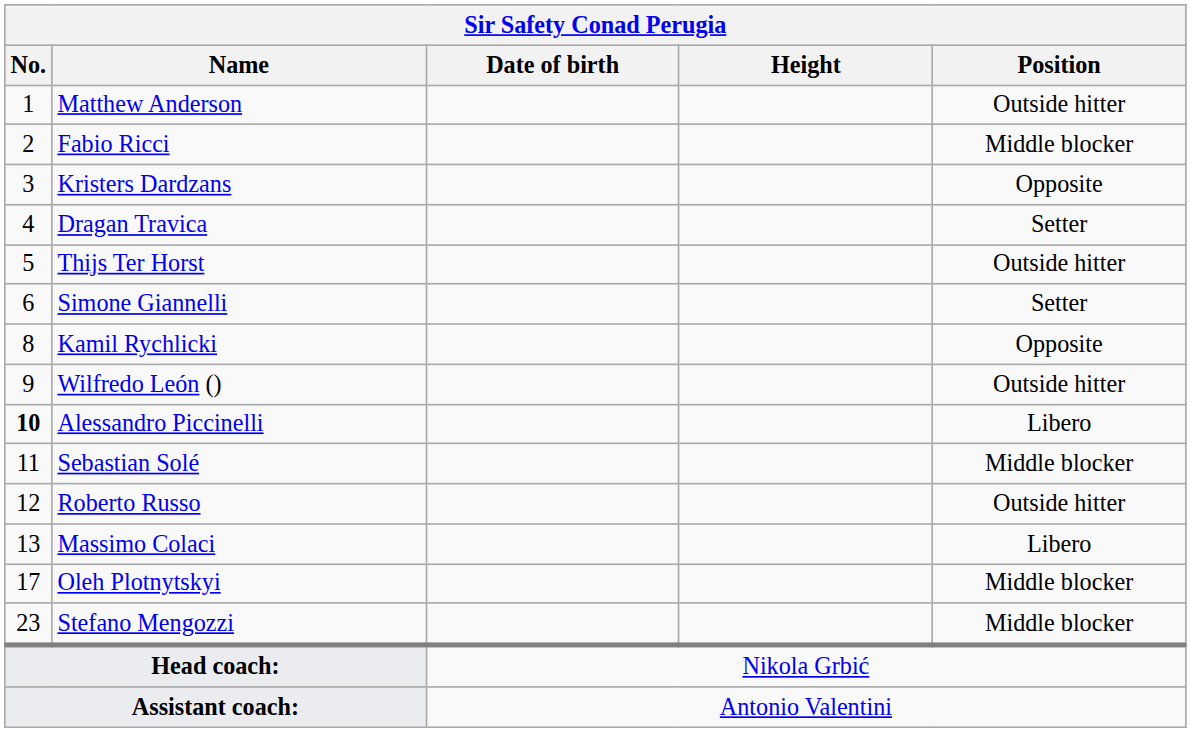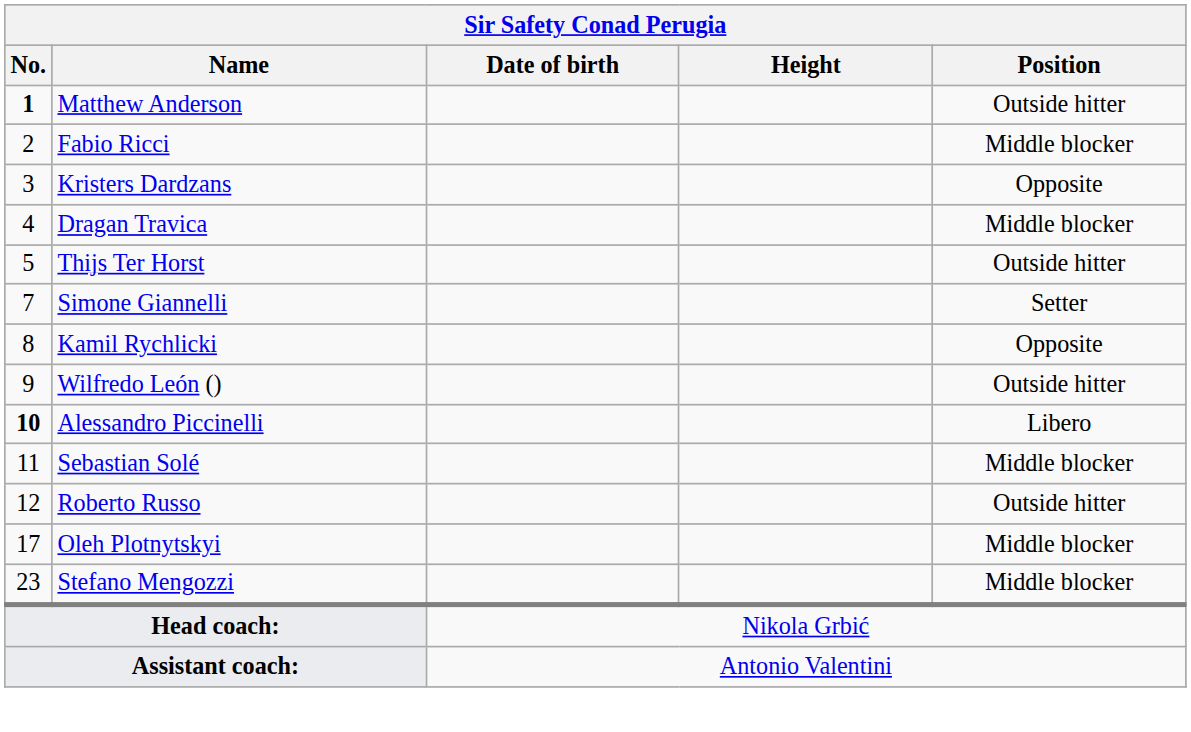(28, 104) normal -> (28, 104) bold
(1059, 224) Setter -> (1059, 224) Middle blocker
(28, 304) 6 -> (28, 304) 7
- row: (136, 543)
